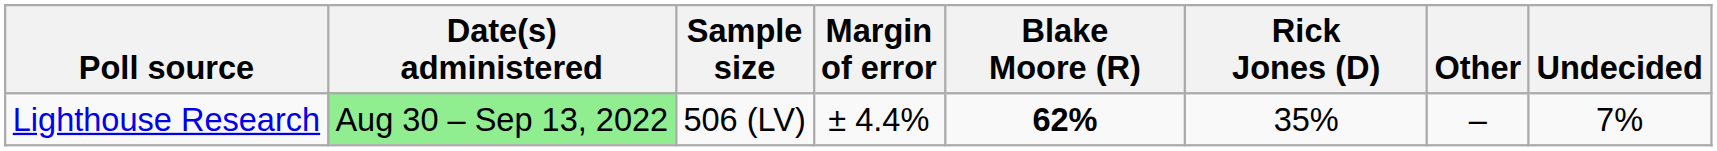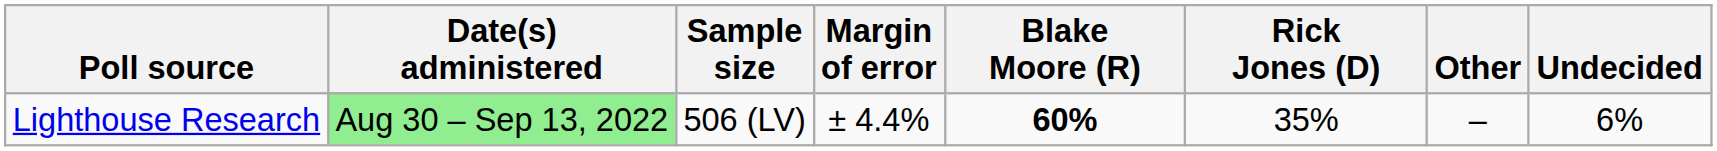(1065, 119) 62% -> (1065, 119) 60%
(1620, 119) 7% -> (1620, 119) 6%
